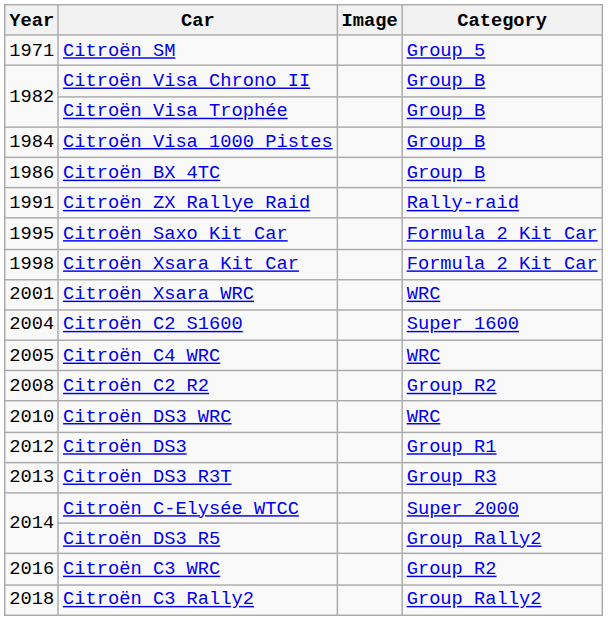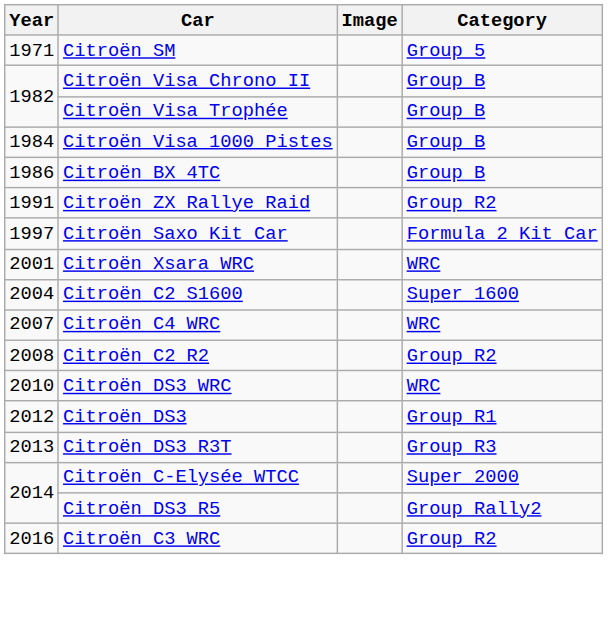(463, 203) Rally-raid -> (452, 203) Group R2
(32, 234) 1995 -> (32, 234) 1997
- row: (181, 264)
(32, 356) 2005 -> (32, 325) 2007
- row: (159, 600)
